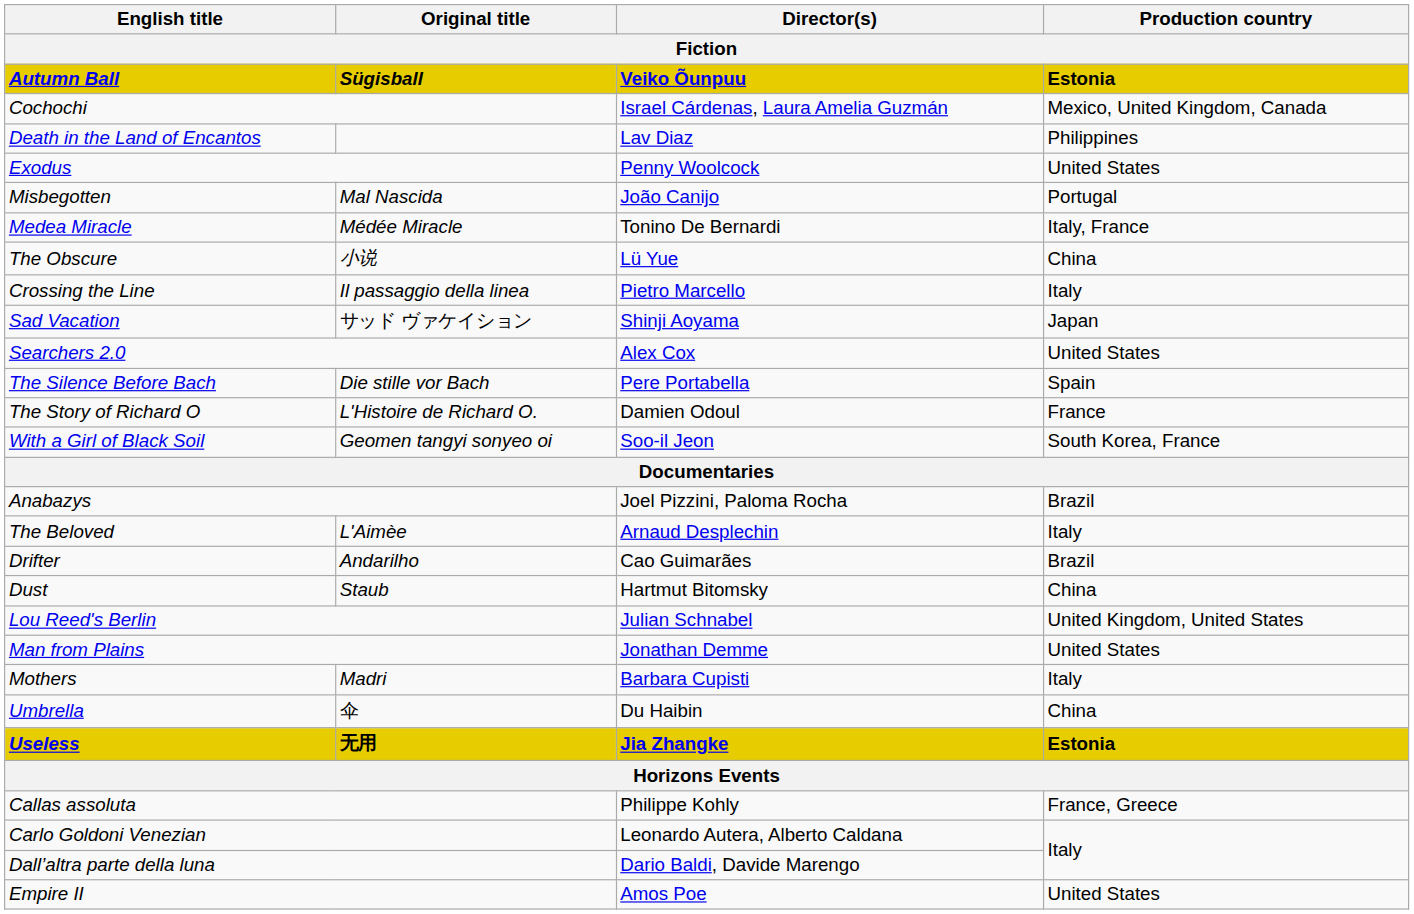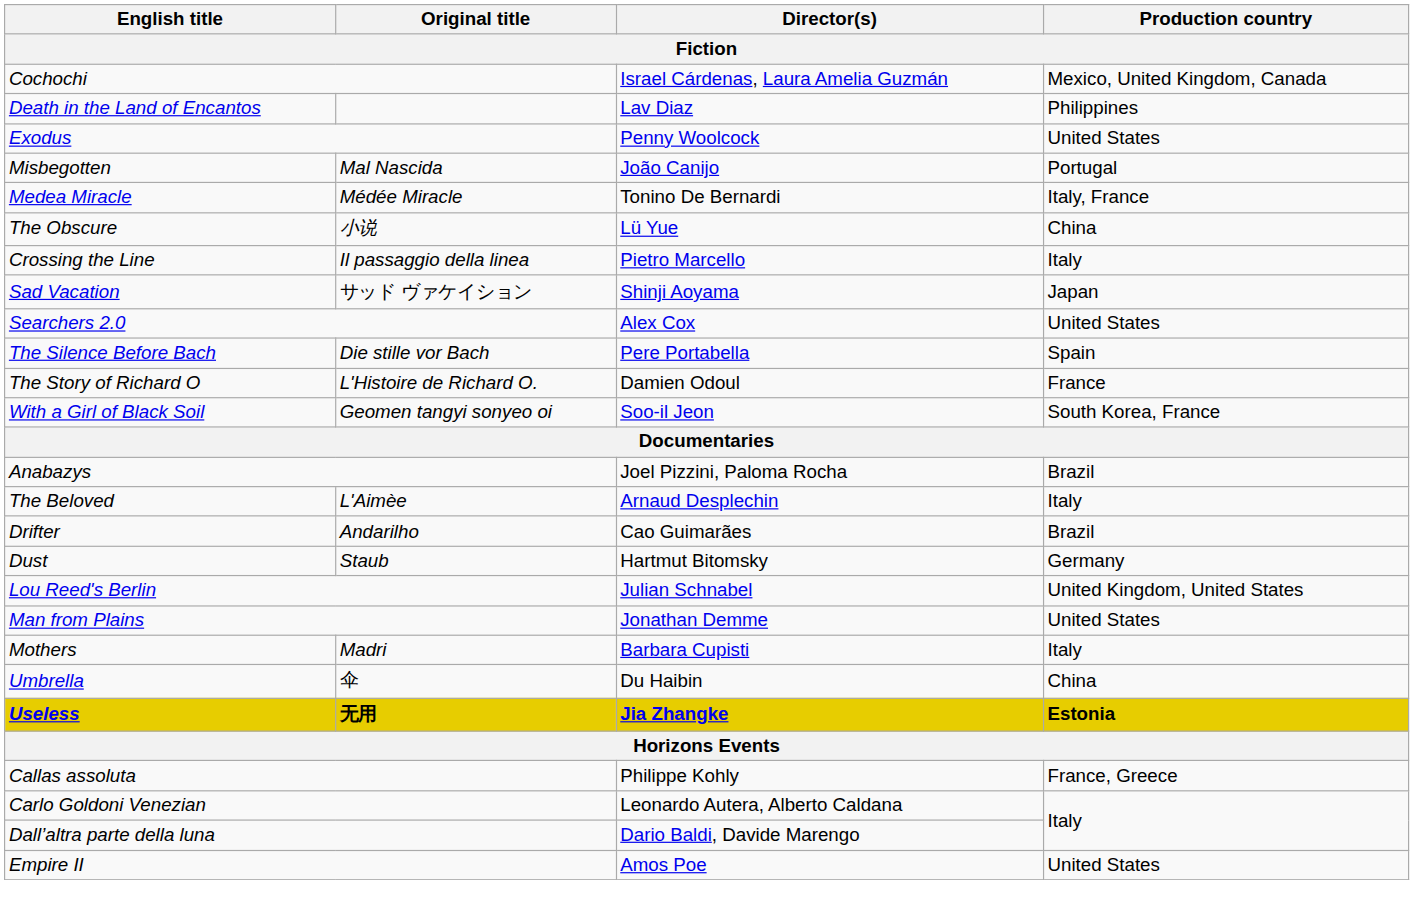- row: (64, 78)
(1072, 590) China -> (1086, 560) Germany
